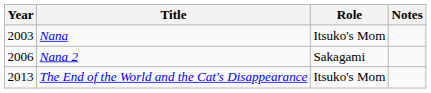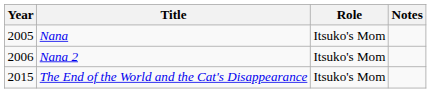(21, 35) 2003 -> (21, 35) 2005
(339, 56) Sakagami -> (349, 56) Itsuko's Mom
(21, 77) 2013 -> (21, 77) 2015
